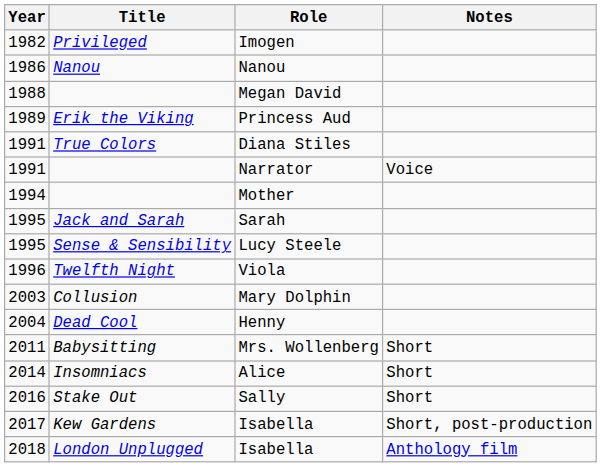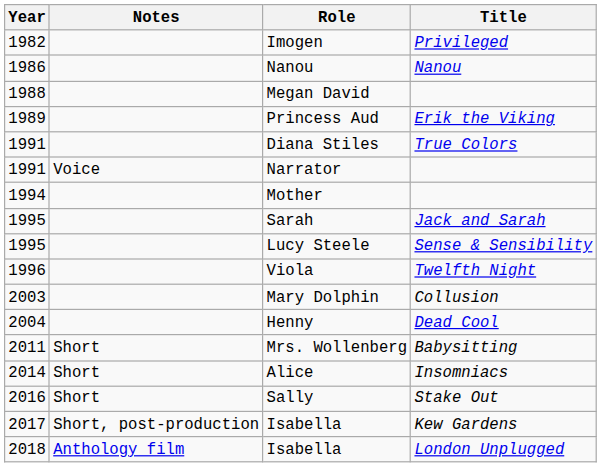columns swapped: (142, 17) <-> (489, 17)
